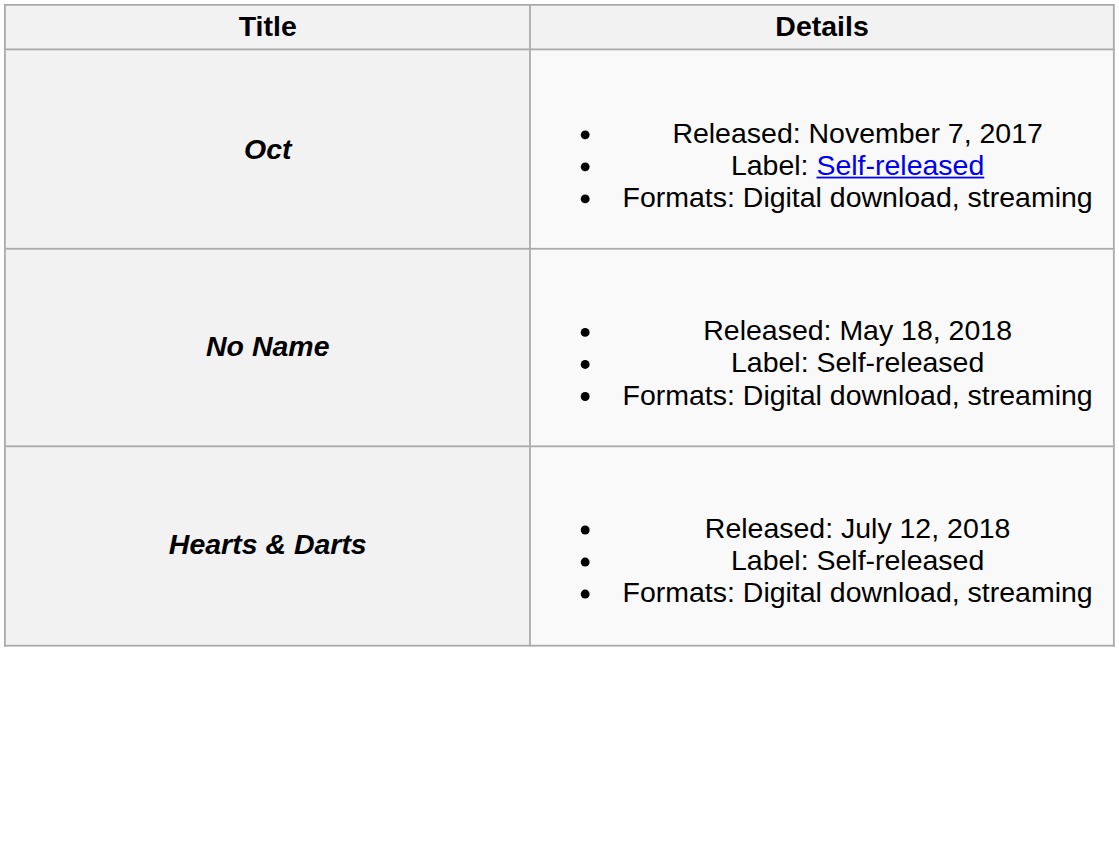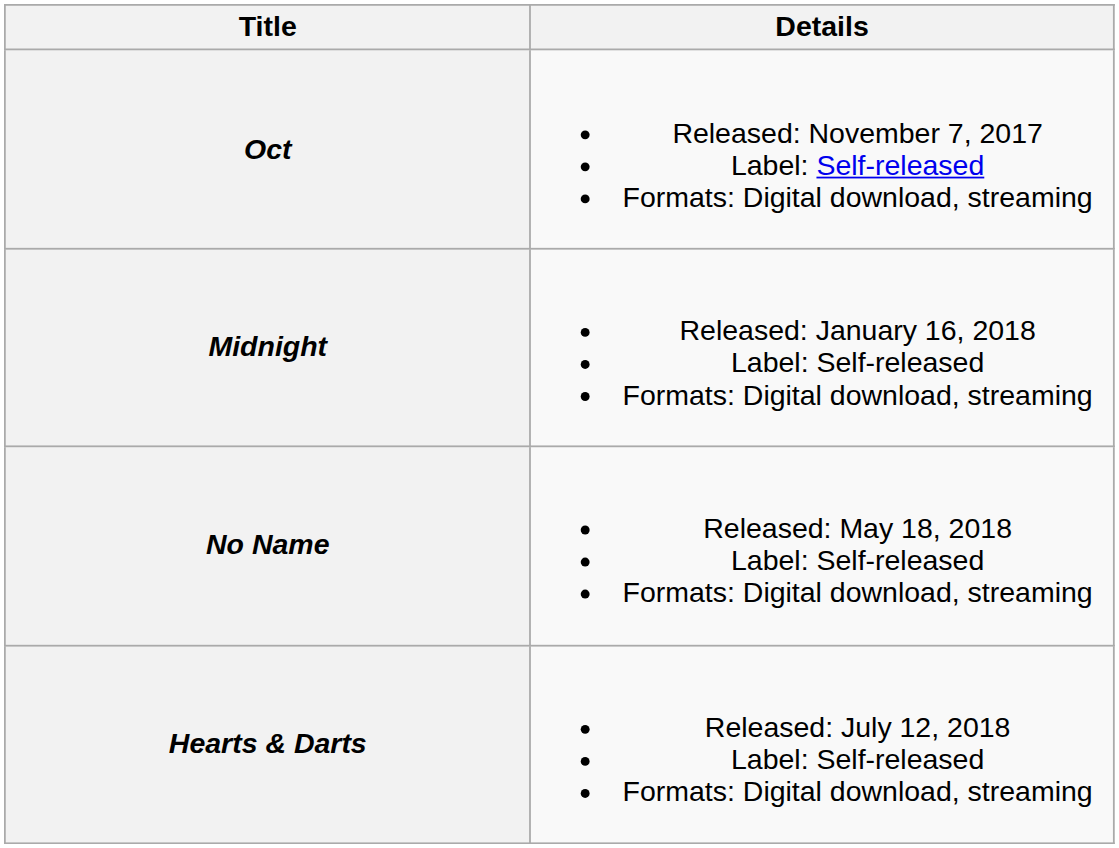+ row: (268, 347)
